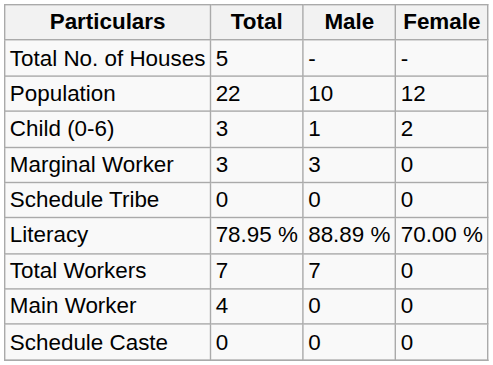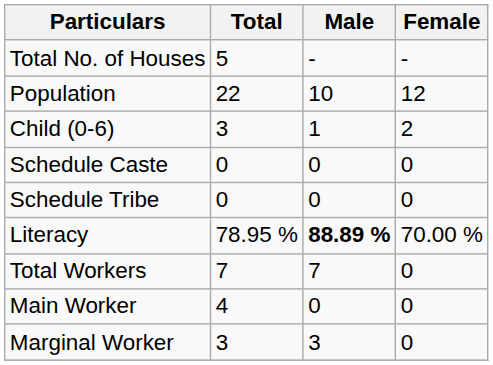rows swapped: (89, 341) <-> (92, 164)
(349, 235) normal -> (349, 235) bold
